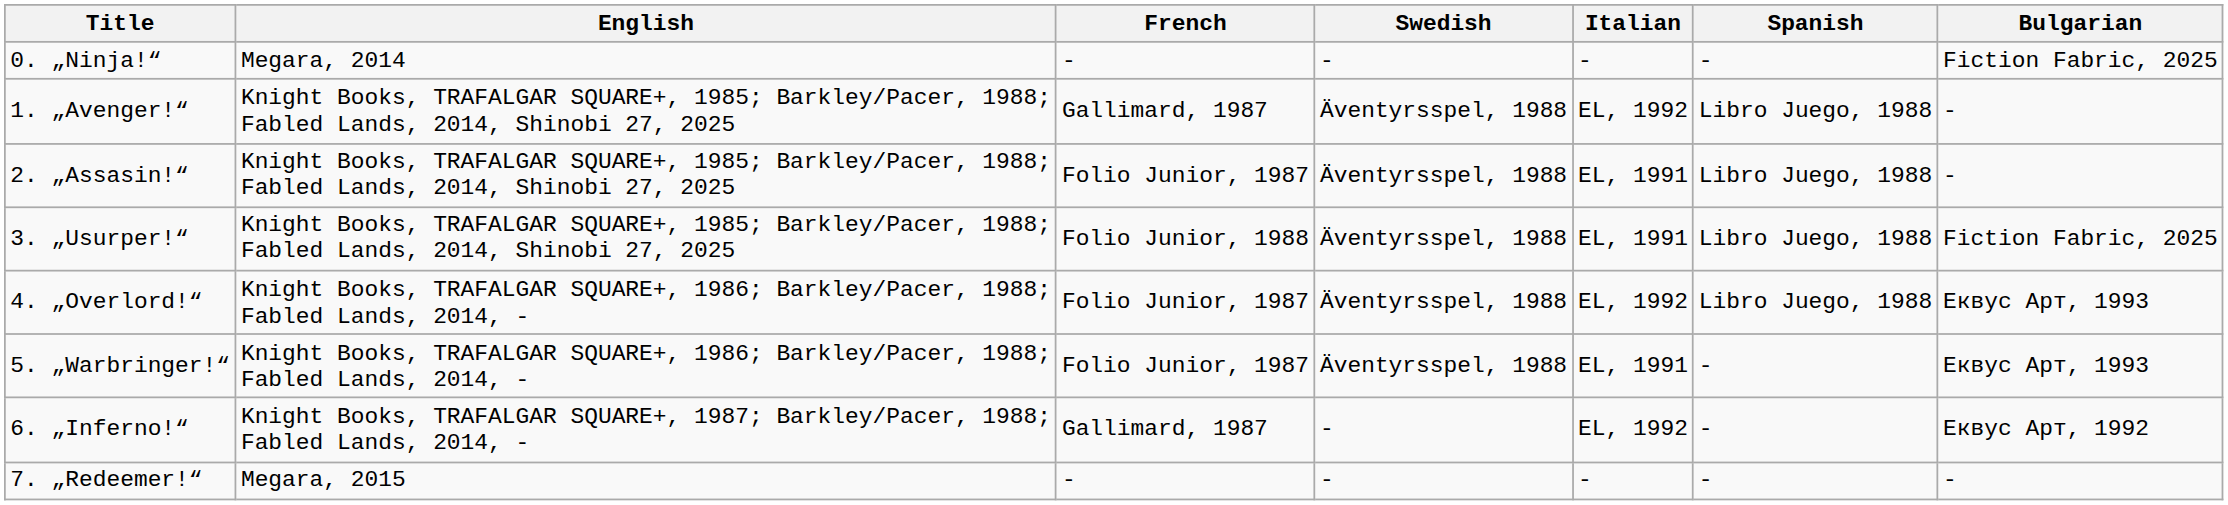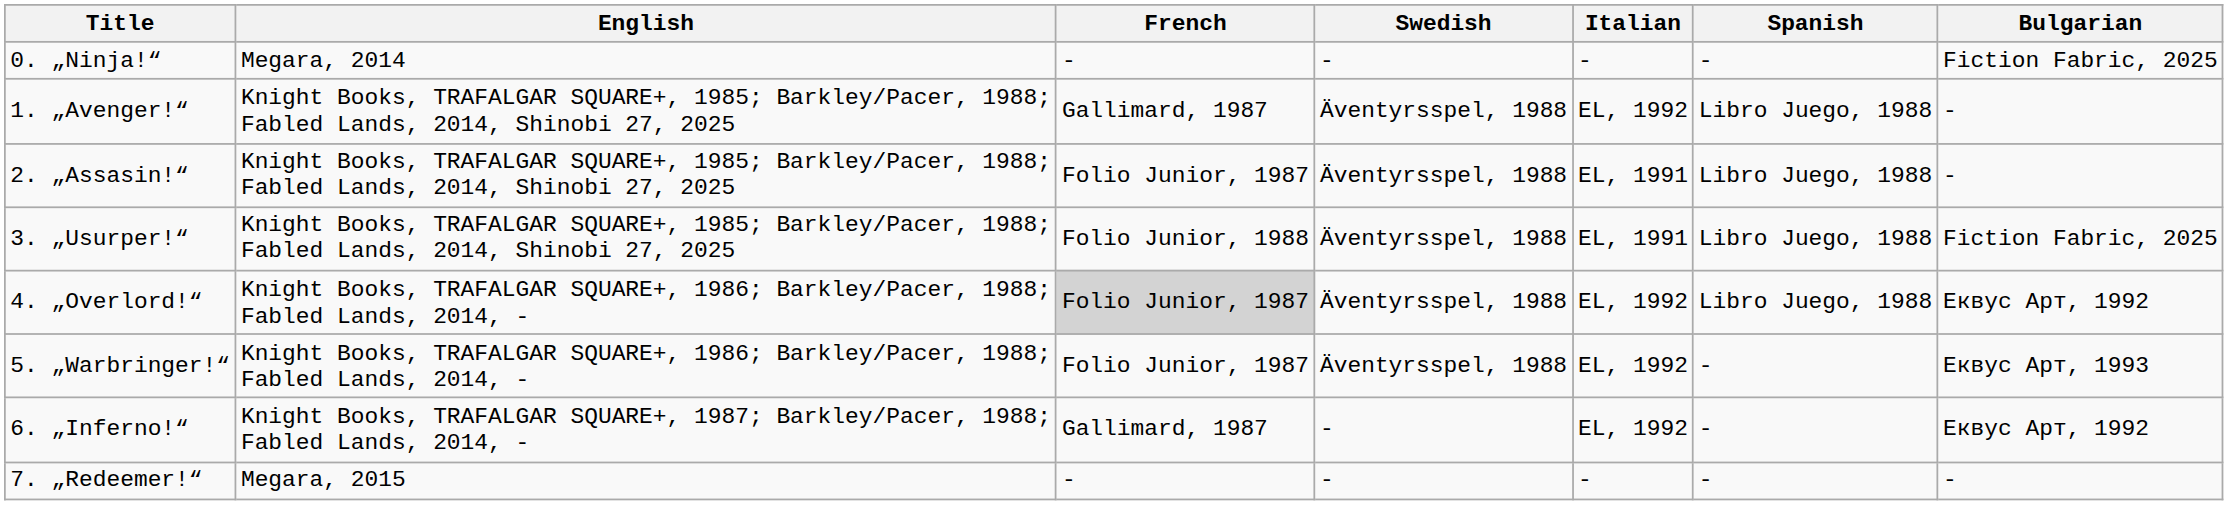(1185, 302) no background -> (1185, 302) lightgrey background
(2046, 302) Еквус Арт, 1993 -> (2046, 302) Еквус Арт, 1992
(1633, 366) EL, 1991 -> (1633, 366) EL, 1992
